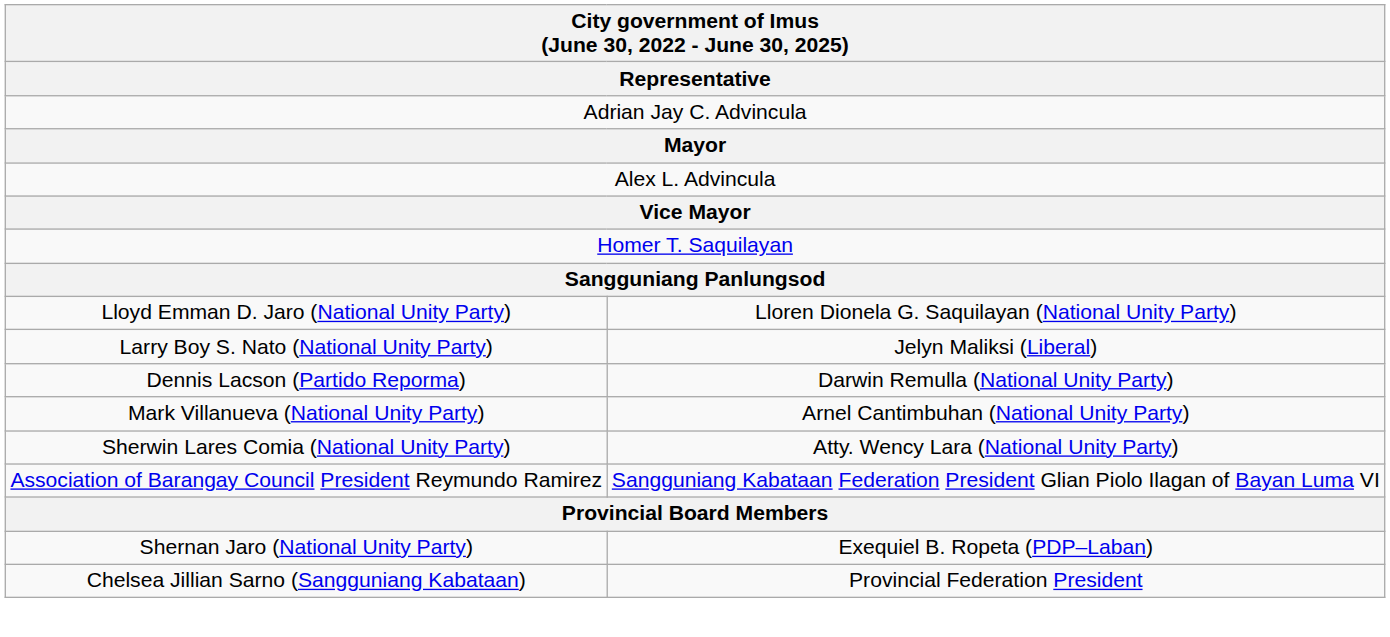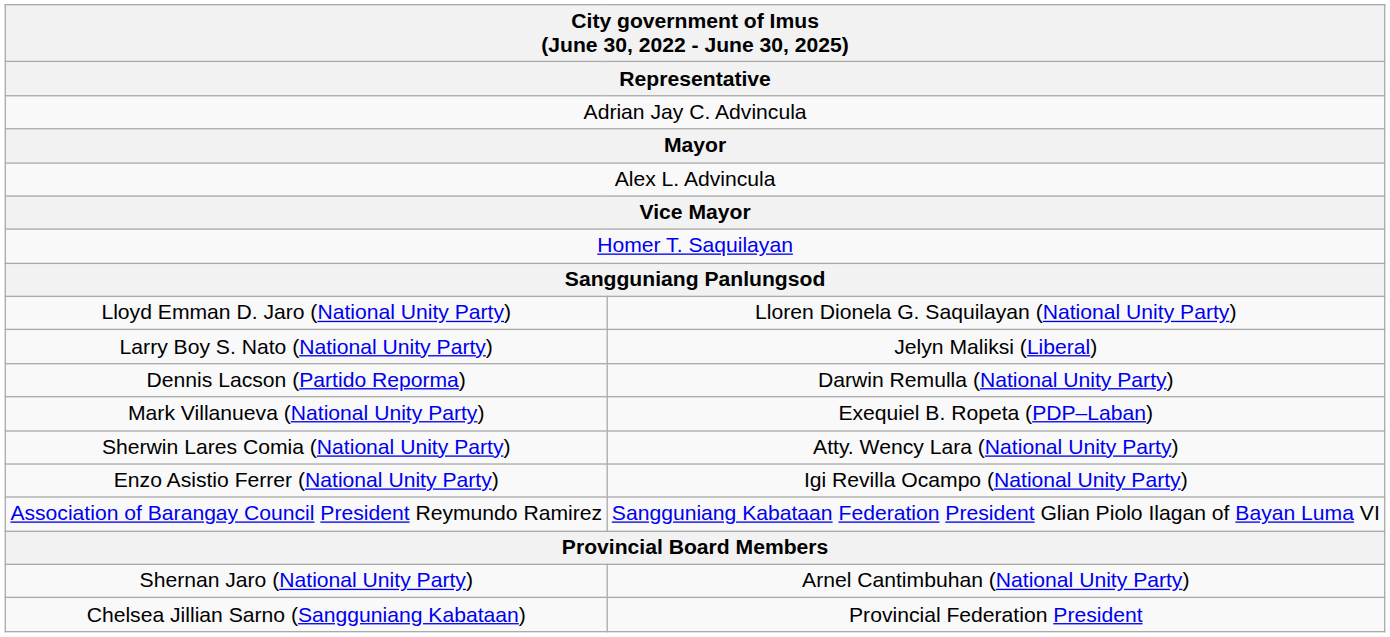(996, 413) Arnel Cantimbuhan (National Unity Party) -> (996, 413) Exequiel B. Ropeta (PDP–Laban)
+ row: (306, 480)
(996, 547) Exequiel B. Ropeta (PDP–Laban) -> (996, 580) Arnel Cantimbuhan (National Unity Party)
